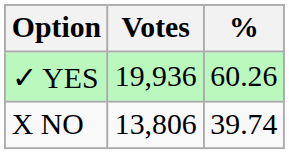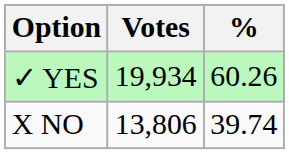(156, 76) 19,936 -> (156, 76) 19,934
